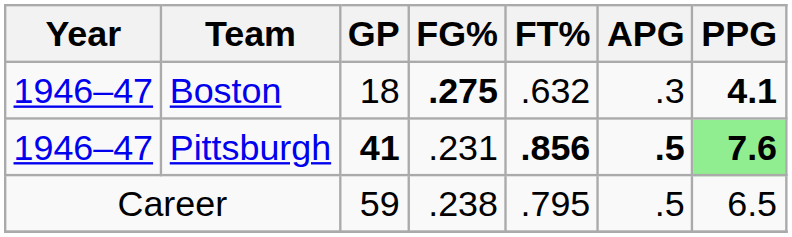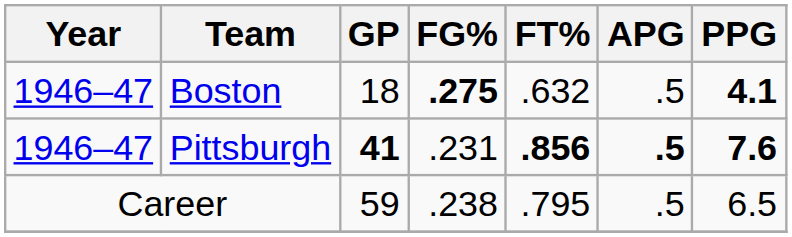(670, 91) .3 -> (670, 91) .5
(752, 147) lightgreen background -> (752, 147) no background
